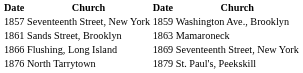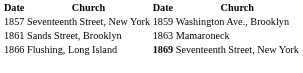(163, 50) normal -> (163, 50) bold
- row: (61, 64)
